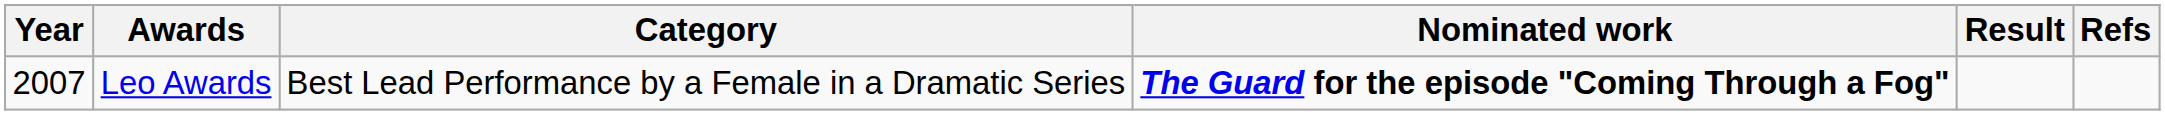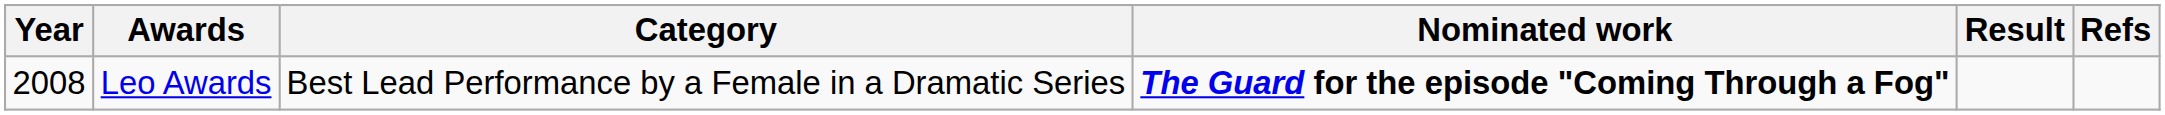(49, 82) 2007 -> (49, 82) 2008
